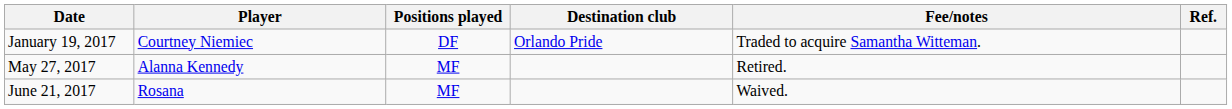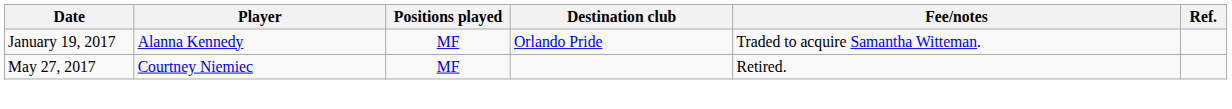(195, 41) Courtney Niemiec -> (191, 41) Alanna Kennedy
(448, 41) DF -> (448, 41) MF
(191, 66) Alanna Kennedy -> (195, 66) Courtney Niemiec
- row: (52, 91)
